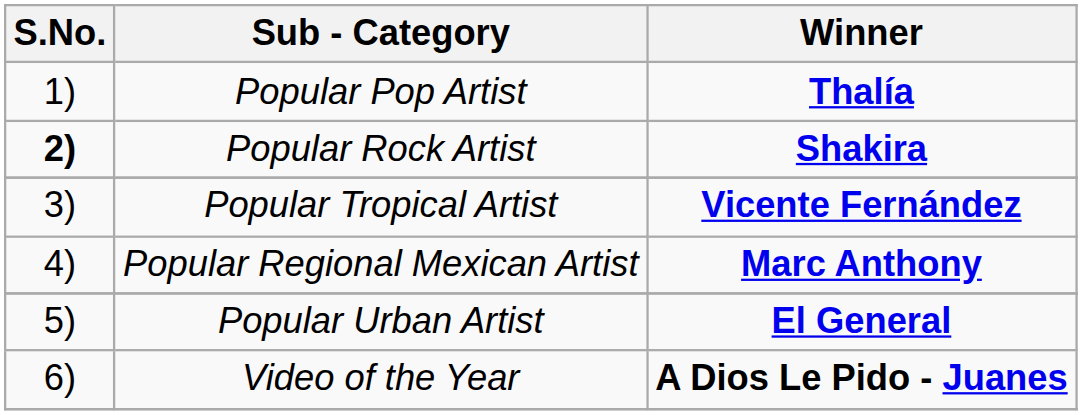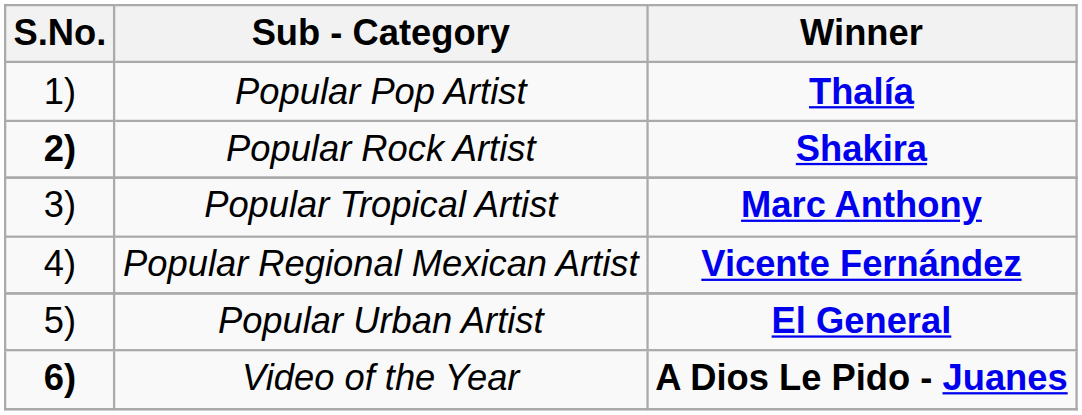(861, 206) Vicente Fernández -> (861, 206) Marc Anthony
(861, 263) Marc Anthony -> (861, 263) Vicente Fernández
(60, 378) normal -> (60, 378) bold
